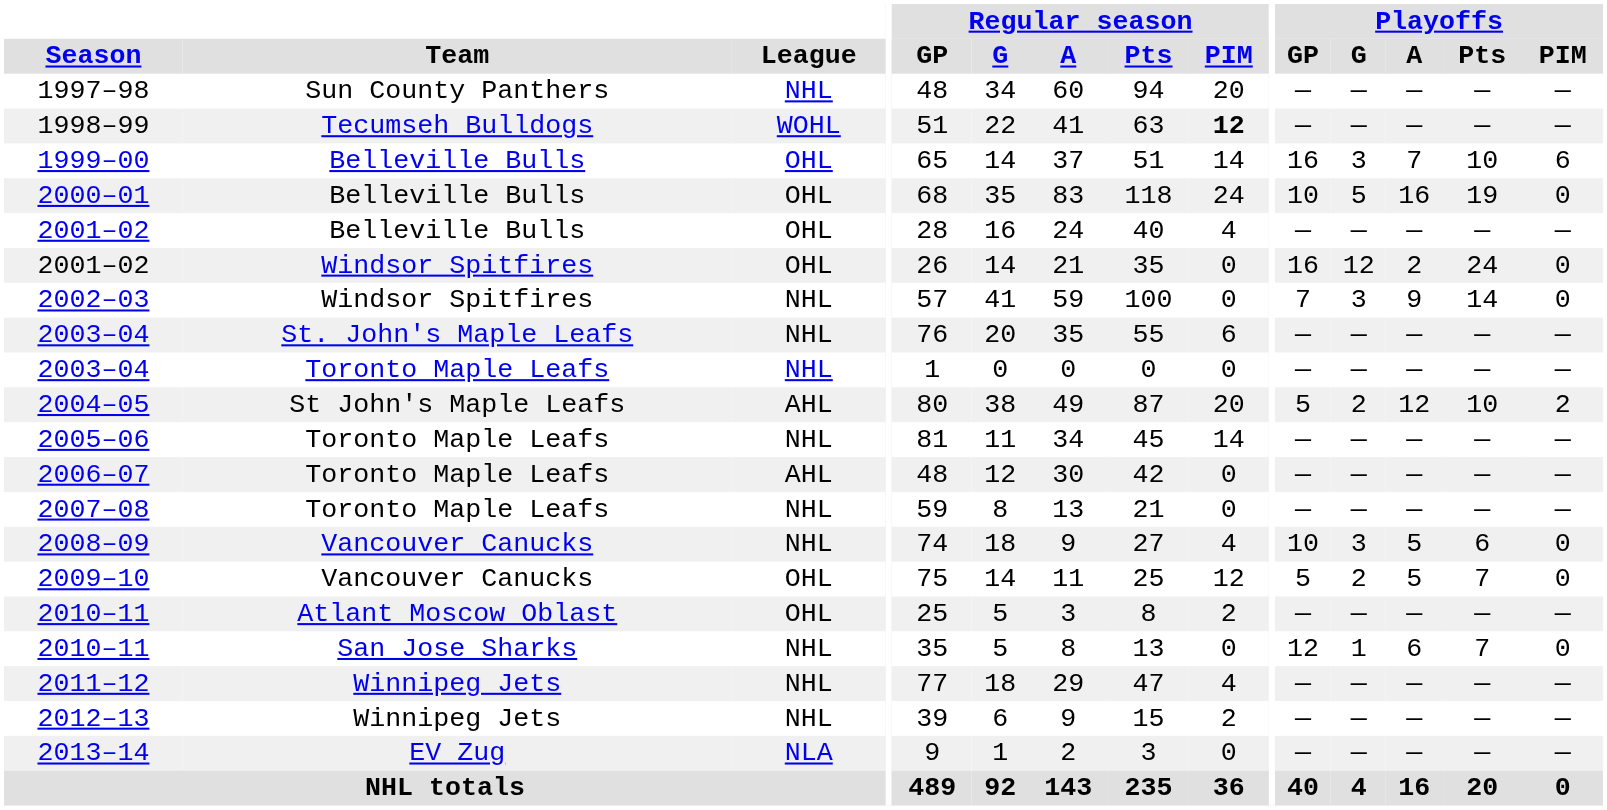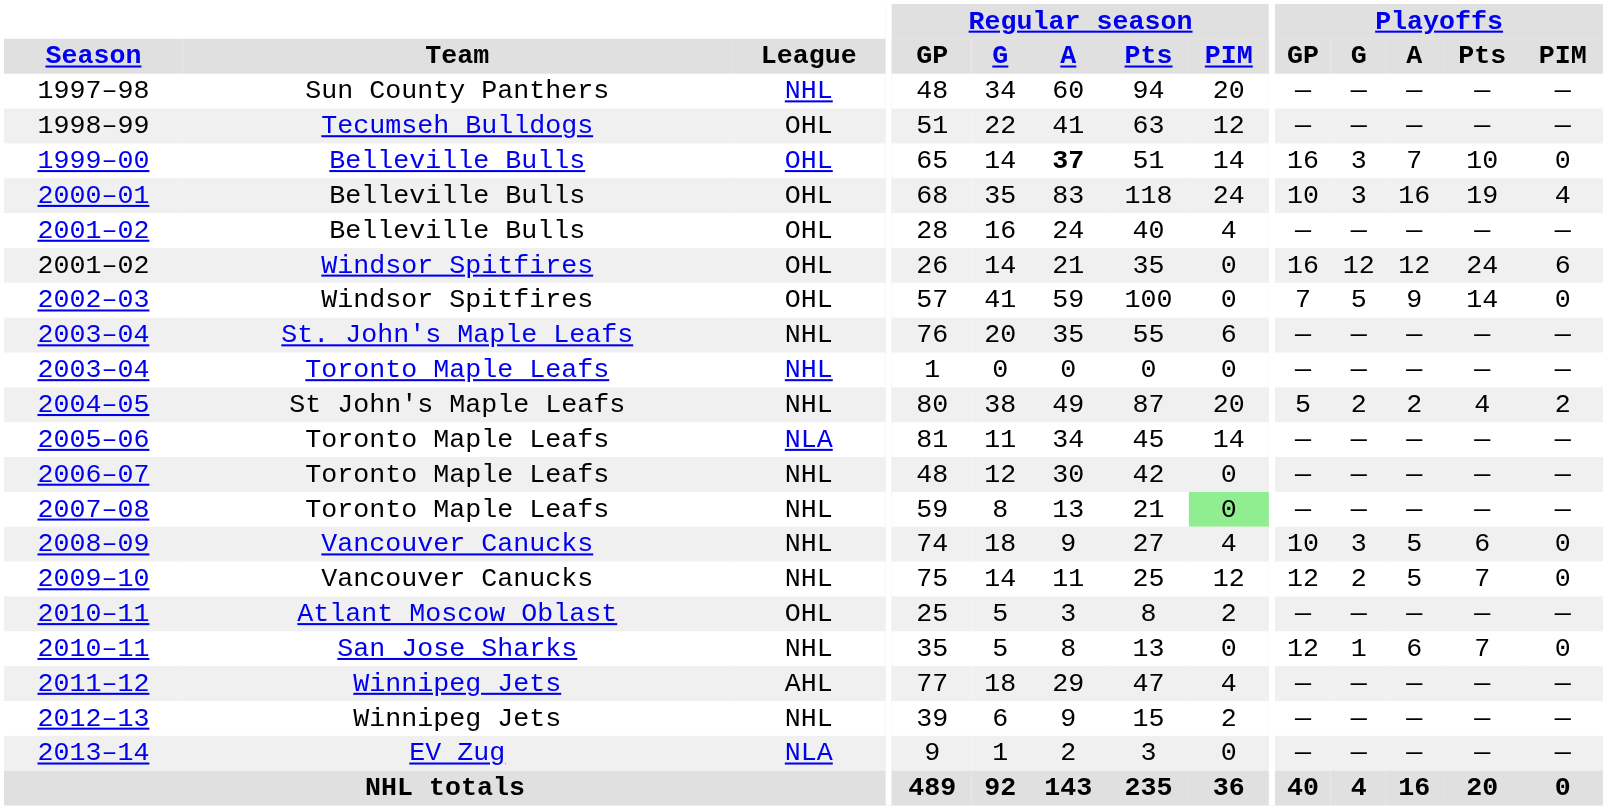(809, 126) WOHL -> (809, 126) OHL
(1229, 126) bold -> (1229, 126) normal
(1068, 161) normal -> (1068, 161) bold
(1563, 161) 6 -> (1563, 161) 0
(1359, 196) 5 -> (1359, 196) 3
(1563, 196) 0 -> (1563, 196) 4
(1414, 265) 2 -> (1414, 265) 12
(1563, 265) 0 -> (1563, 265) 6
(809, 300) NHL -> (809, 300) OHL
(1359, 300) 3 -> (1359, 300) 5
(809, 405) AHL -> (809, 405) NHL
(1414, 405) 12 -> (1414, 405) 2
(1482, 405) 10 -> (1482, 405) 4
(809, 440) NHL -> (809, 440) NLA
(809, 474) AHL -> (809, 474) NHL
(1229, 509) no background -> (1229, 509) lightgreen background
(809, 579) OHL -> (809, 579) NHL
(1303, 579) 5 -> (1303, 579) 12
(809, 684) NHL -> (809, 684) AHL
